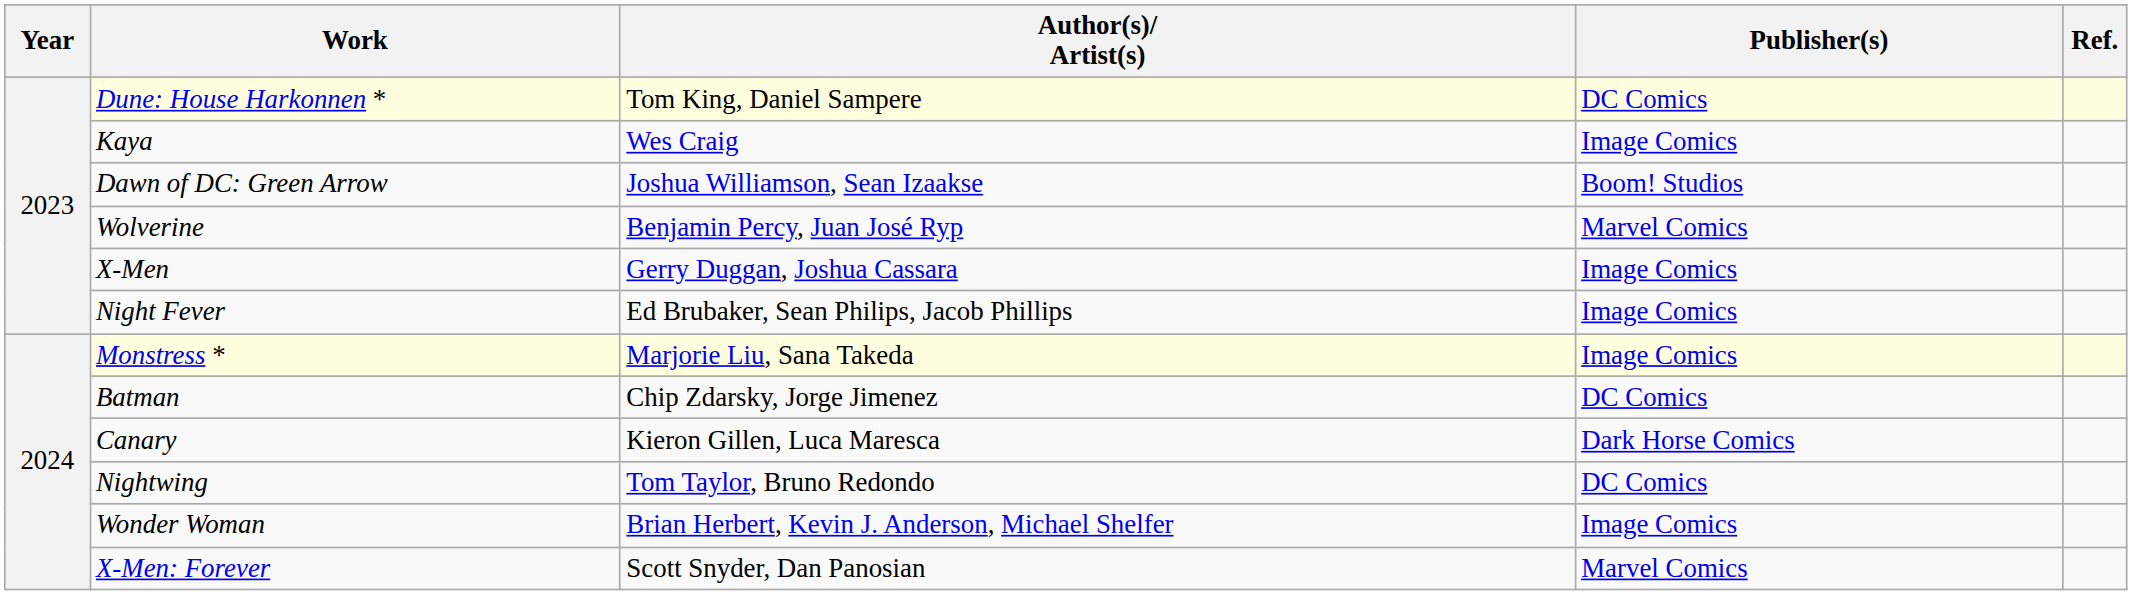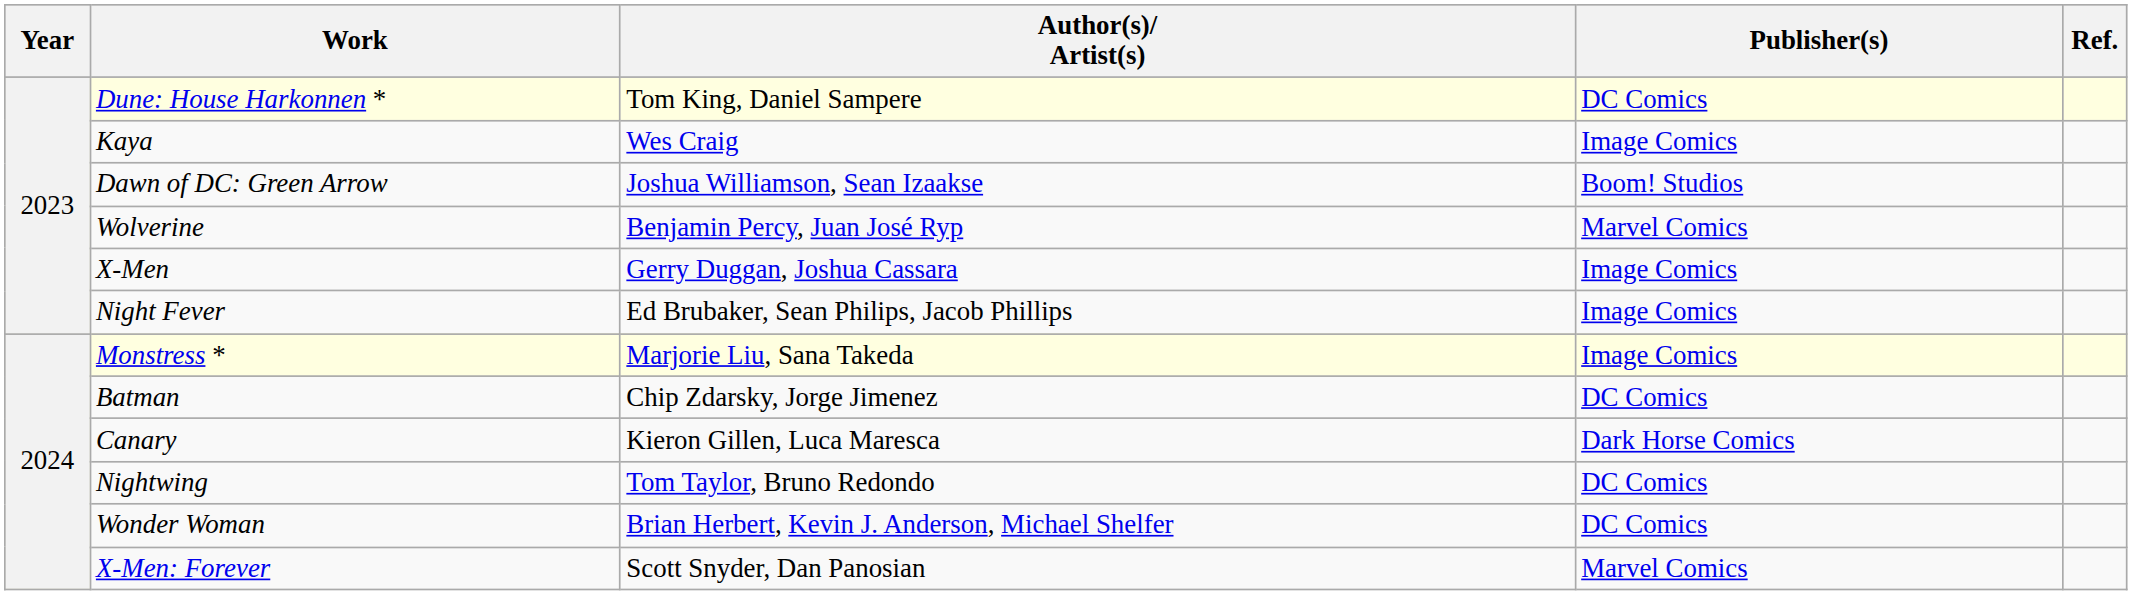(1659, 524) Image Comics -> (1644, 524) DC Comics
